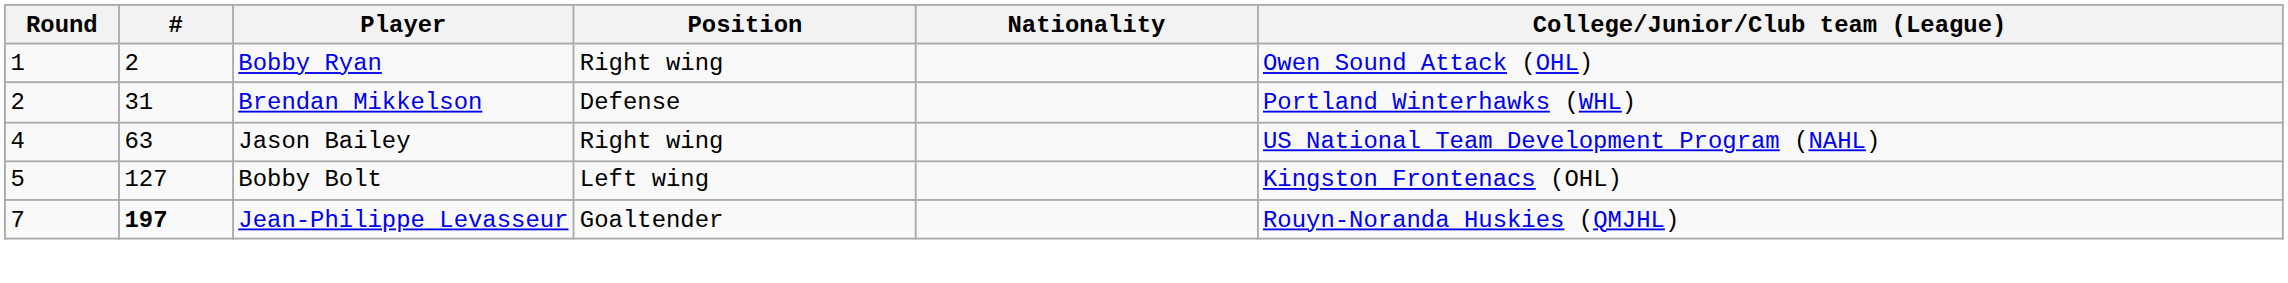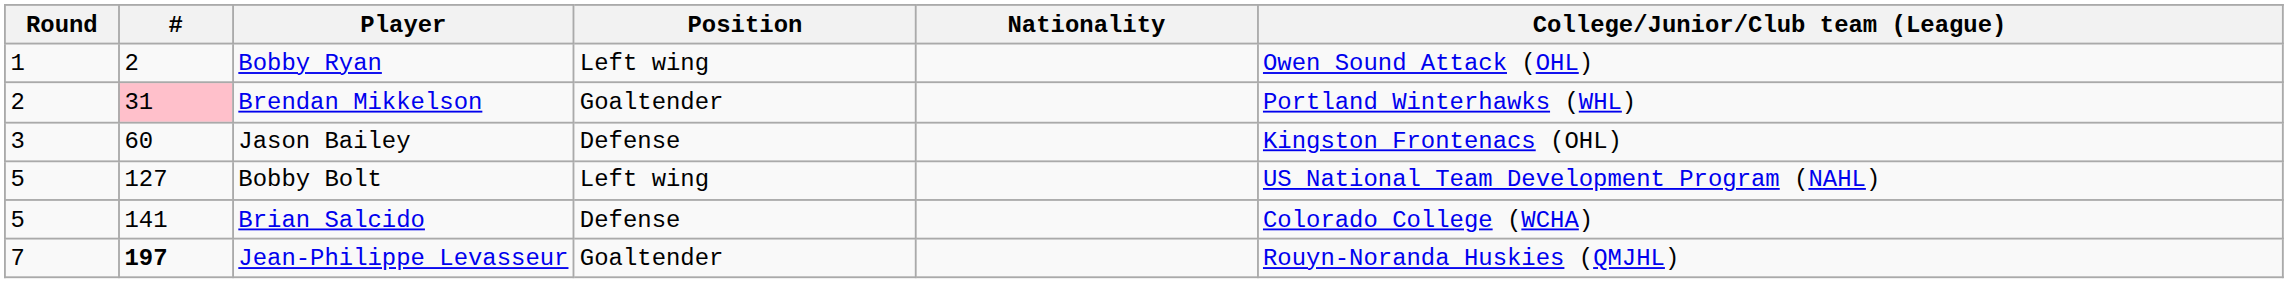(652, 63) Right wing -> (644, 63) Left wing
(139, 102) no background -> (139, 102) pink background
(630, 102) Defense -> (652, 102) Goaltender
(18, 141) 4 -> (18, 141) 3
(139, 141) 63 -> (139, 141) 60
(652, 141) Right wing -> (630, 141) Defense
(1572, 141) US National Team Development Program (NAHL) -> (1442, 141) Kingston Frontenacs (OHL)
(1442, 180) Kingston Frontenacs (OHL) -> (1572, 180) US National Team Development Program (NAHL)
+ row: (332, 219)
